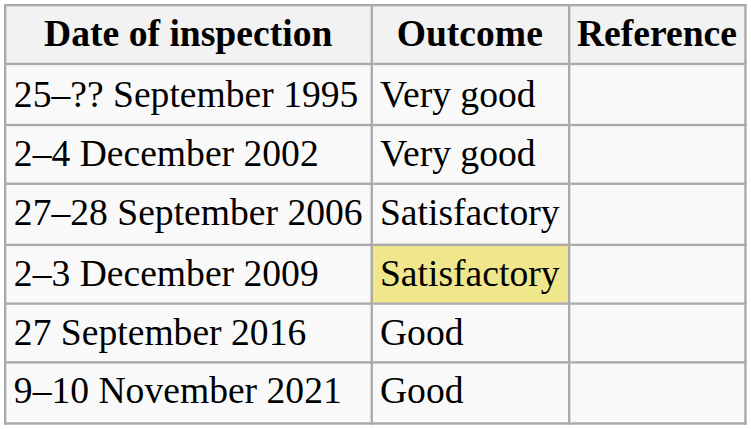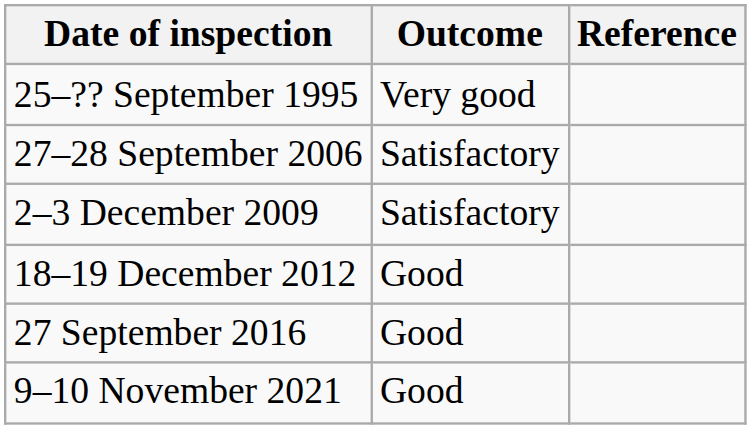- row: (166, 153)
(470, 272) khaki background -> (470, 213) no background
+ row: (185, 272)
